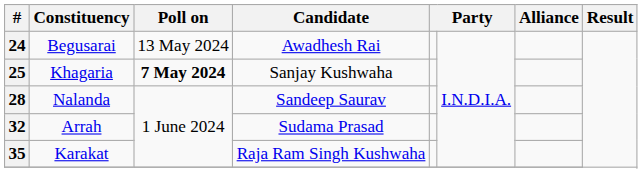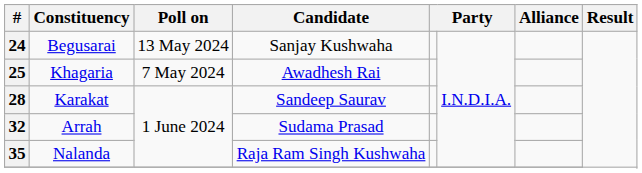(331, 45) Awadhesh Rai -> (331, 45) Sanjay Kushwaha
(183, 72) bold -> (183, 72) normal
(331, 72) Sanjay Kushwaha -> (331, 72) Awadhesh Rai
(82, 99) Nalanda -> (82, 99) Karakat
(82, 153) Karakat -> (82, 153) Nalanda
